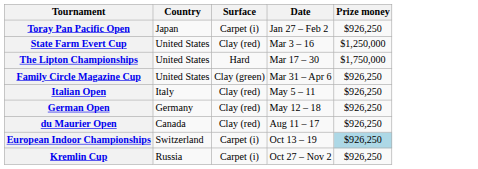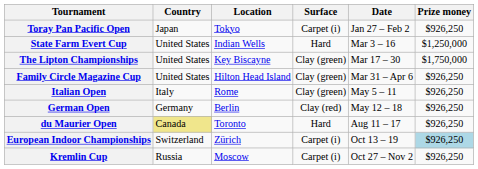+ column: (252, 12)
(239, 44) Clay (red) -> (321, 44) Hard
(239, 60) Hard -> (321, 60) Clay (green)
(239, 92) Clay (red) -> (321, 92) Clay (green)
(171, 124) no background -> (171, 124) khaki background
(239, 124) Clay (red) -> (321, 124) Hard
